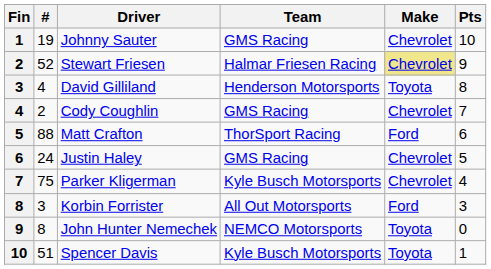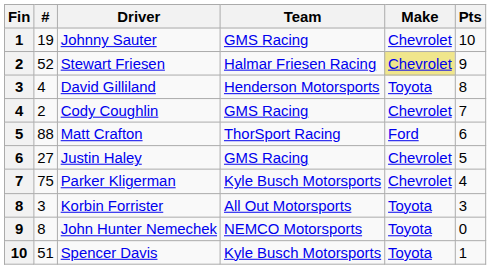(45, 158) 24 -> (45, 158) 27
(403, 205) Ford -> (410, 205) Toyota
